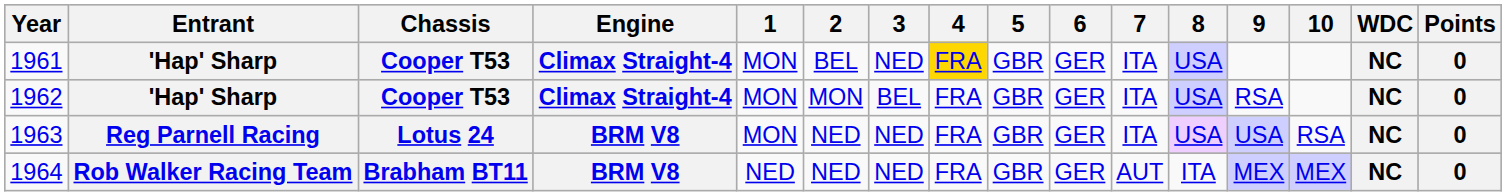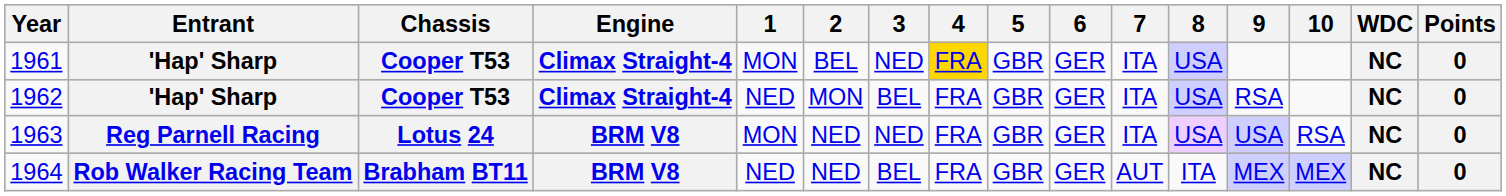(770, 98) MON -> (770, 98) NED
(899, 172) NED -> (899, 172) BEL
